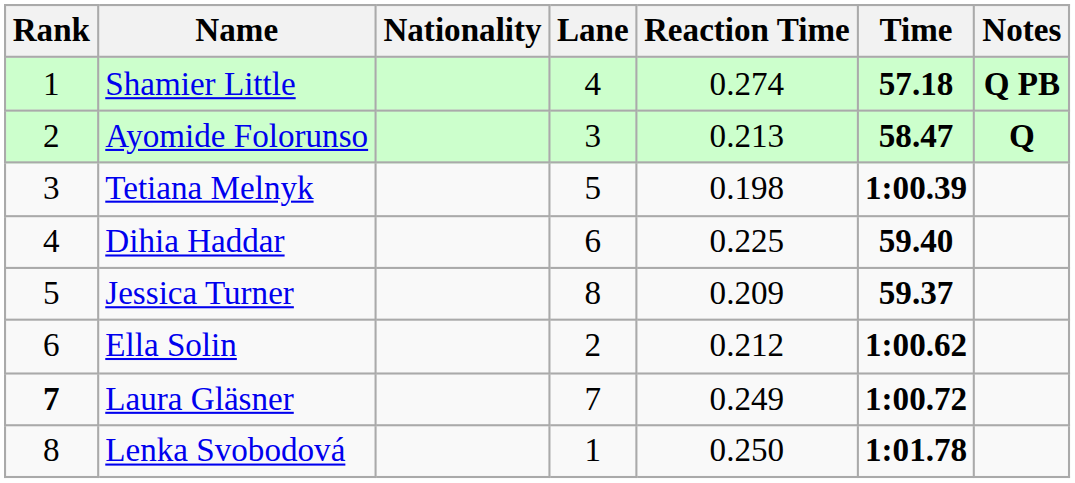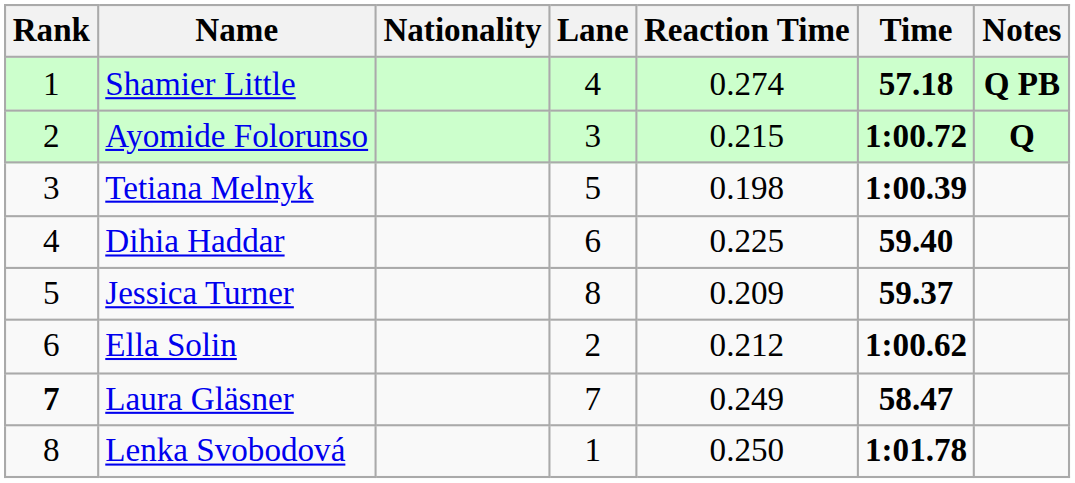(747, 135) 0.213 -> (747, 135) 0.215
(916, 135) 58.47 -> (916, 135) 1:00.72
(916, 398) 1:00.72 -> (916, 398) 58.47
